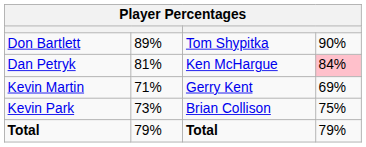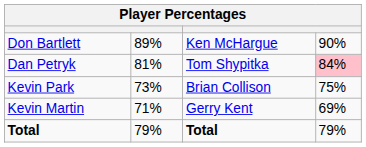(227, 43) Tom Shypitka -> (232, 43) Ken McHargue
(232, 65) Ken McHargue -> (227, 65) Tom Shypitka
rows swapped: (41, 109) <-> (46, 87)
